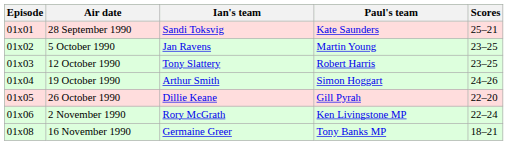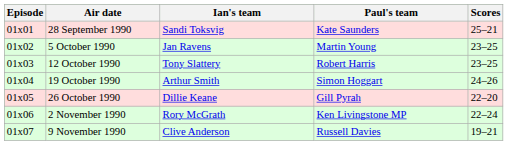+ row: (87, 132)
- row: (89, 132)
